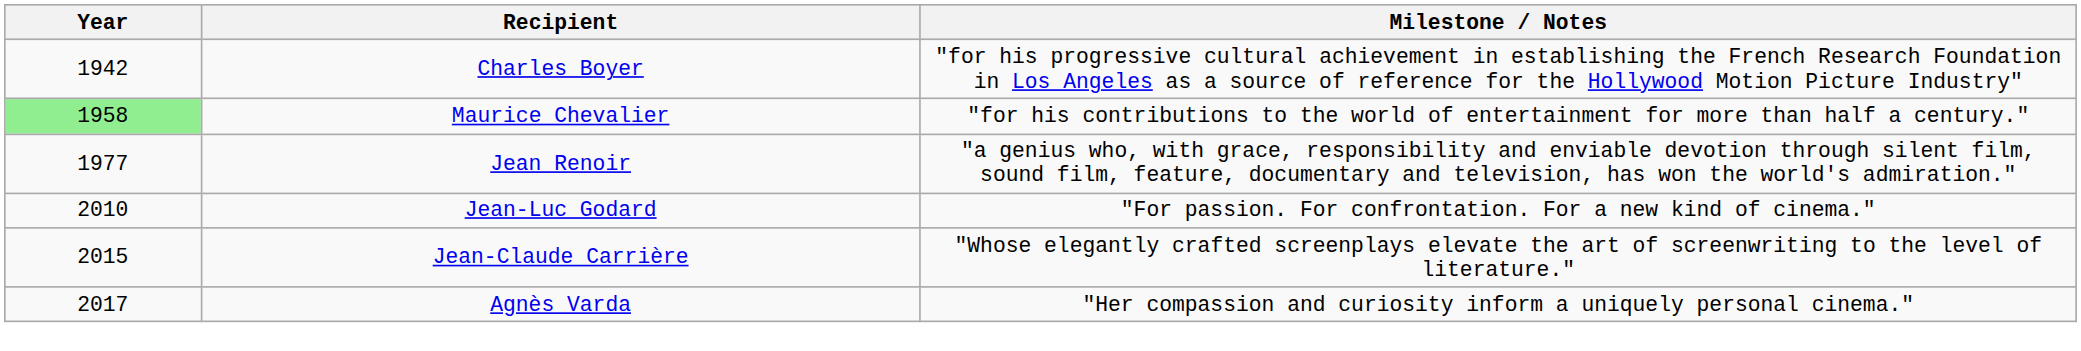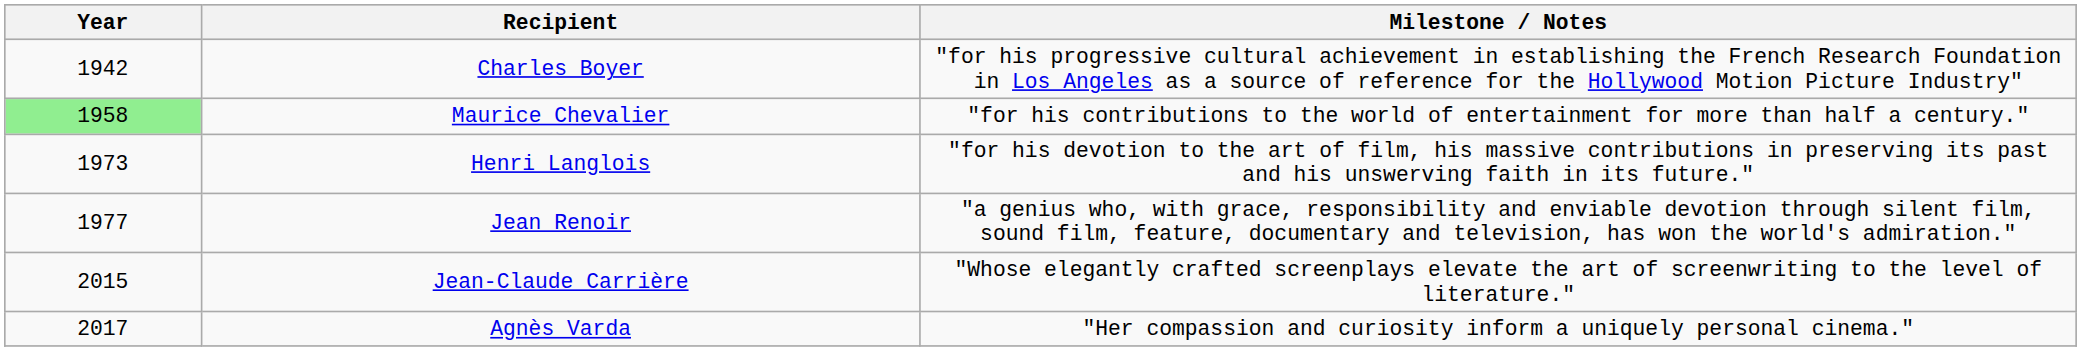+ row: (561, 163)
- row: (561, 210)
